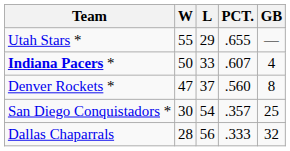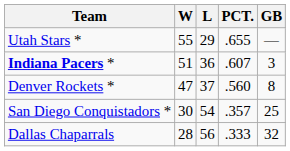(185, 63) 50 -> (185, 63) 51
(207, 63) 33 -> (207, 63) 36
(271, 63) 4 -> (271, 63) 3
